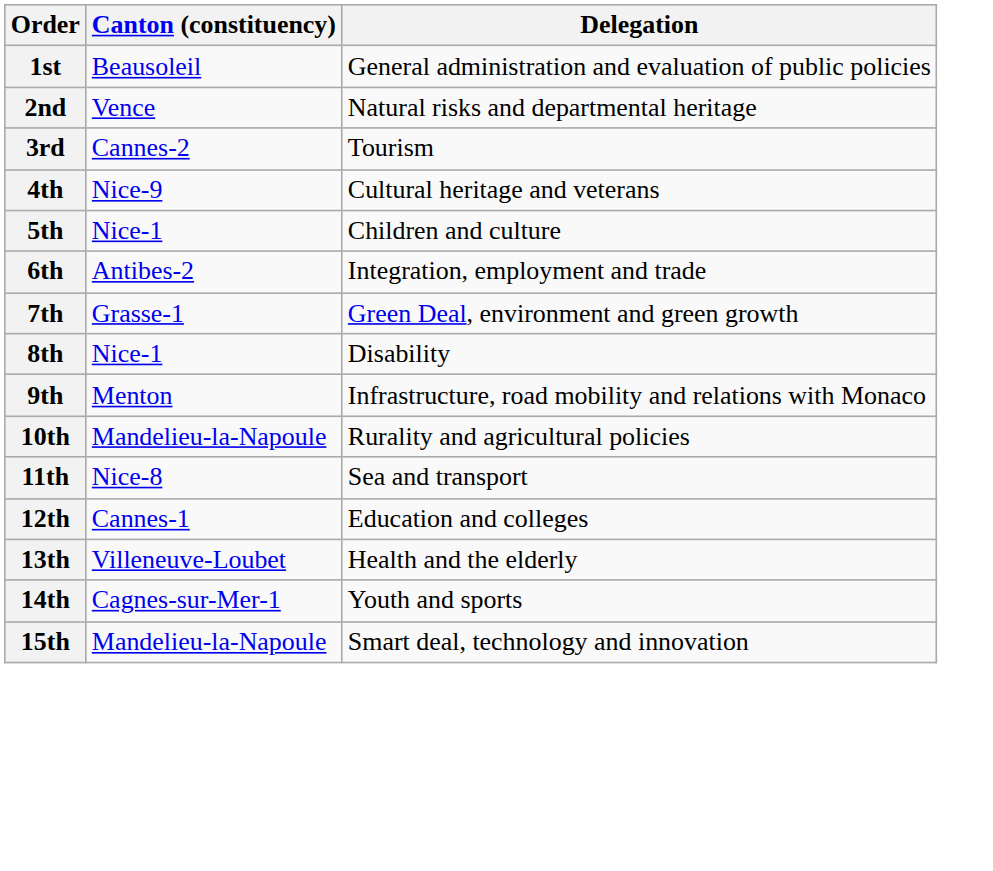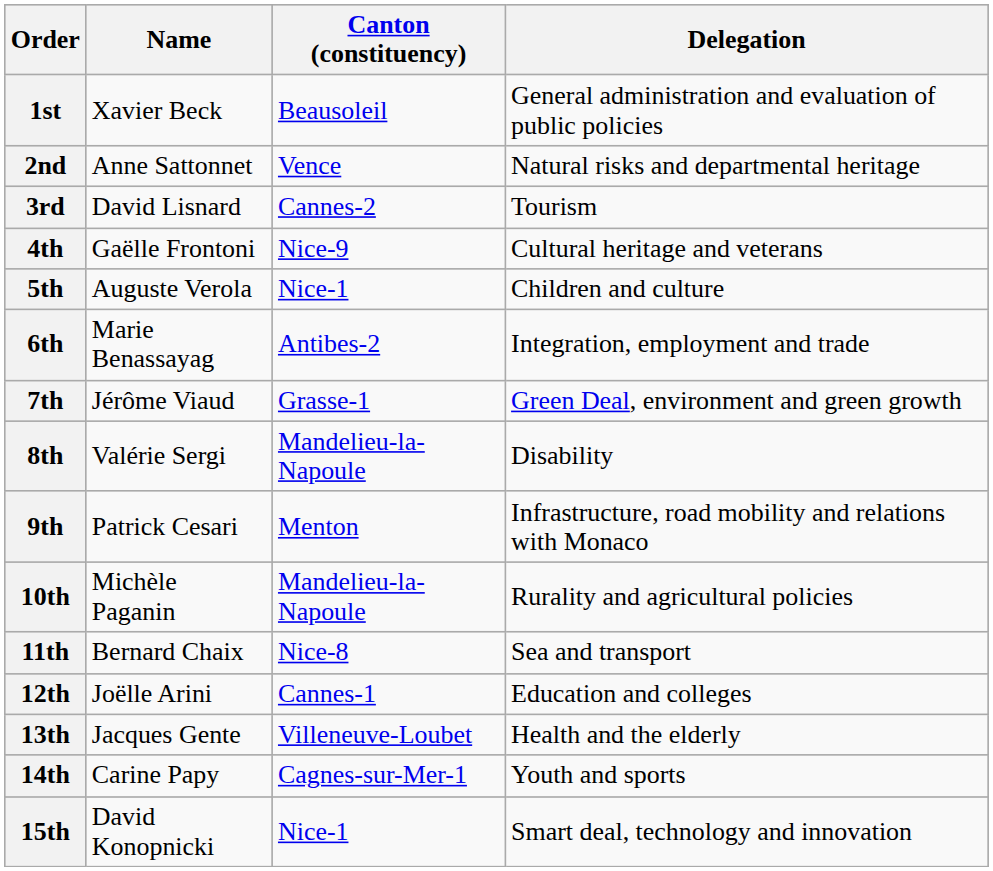+ column: (179, 39)
(127, 353) Nice-1 -> (351, 455) Mandelieu-la-Napoule
(209, 641) Mandelieu-la-Napoule -> (313, 831) Nice-1
